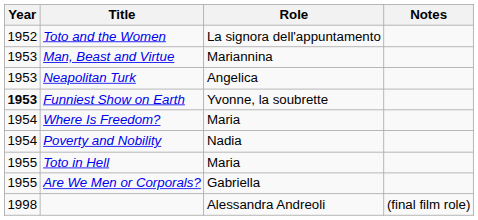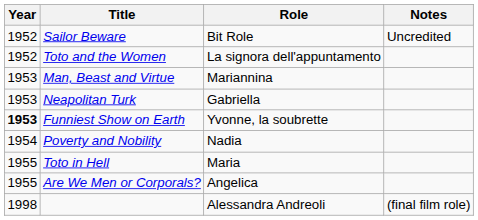+ row: (84, 36)
(232, 78) Angelica -> (234, 99) Gabriella
- row: (102, 120)
(234, 183) Gabriella -> (232, 183) Angelica
